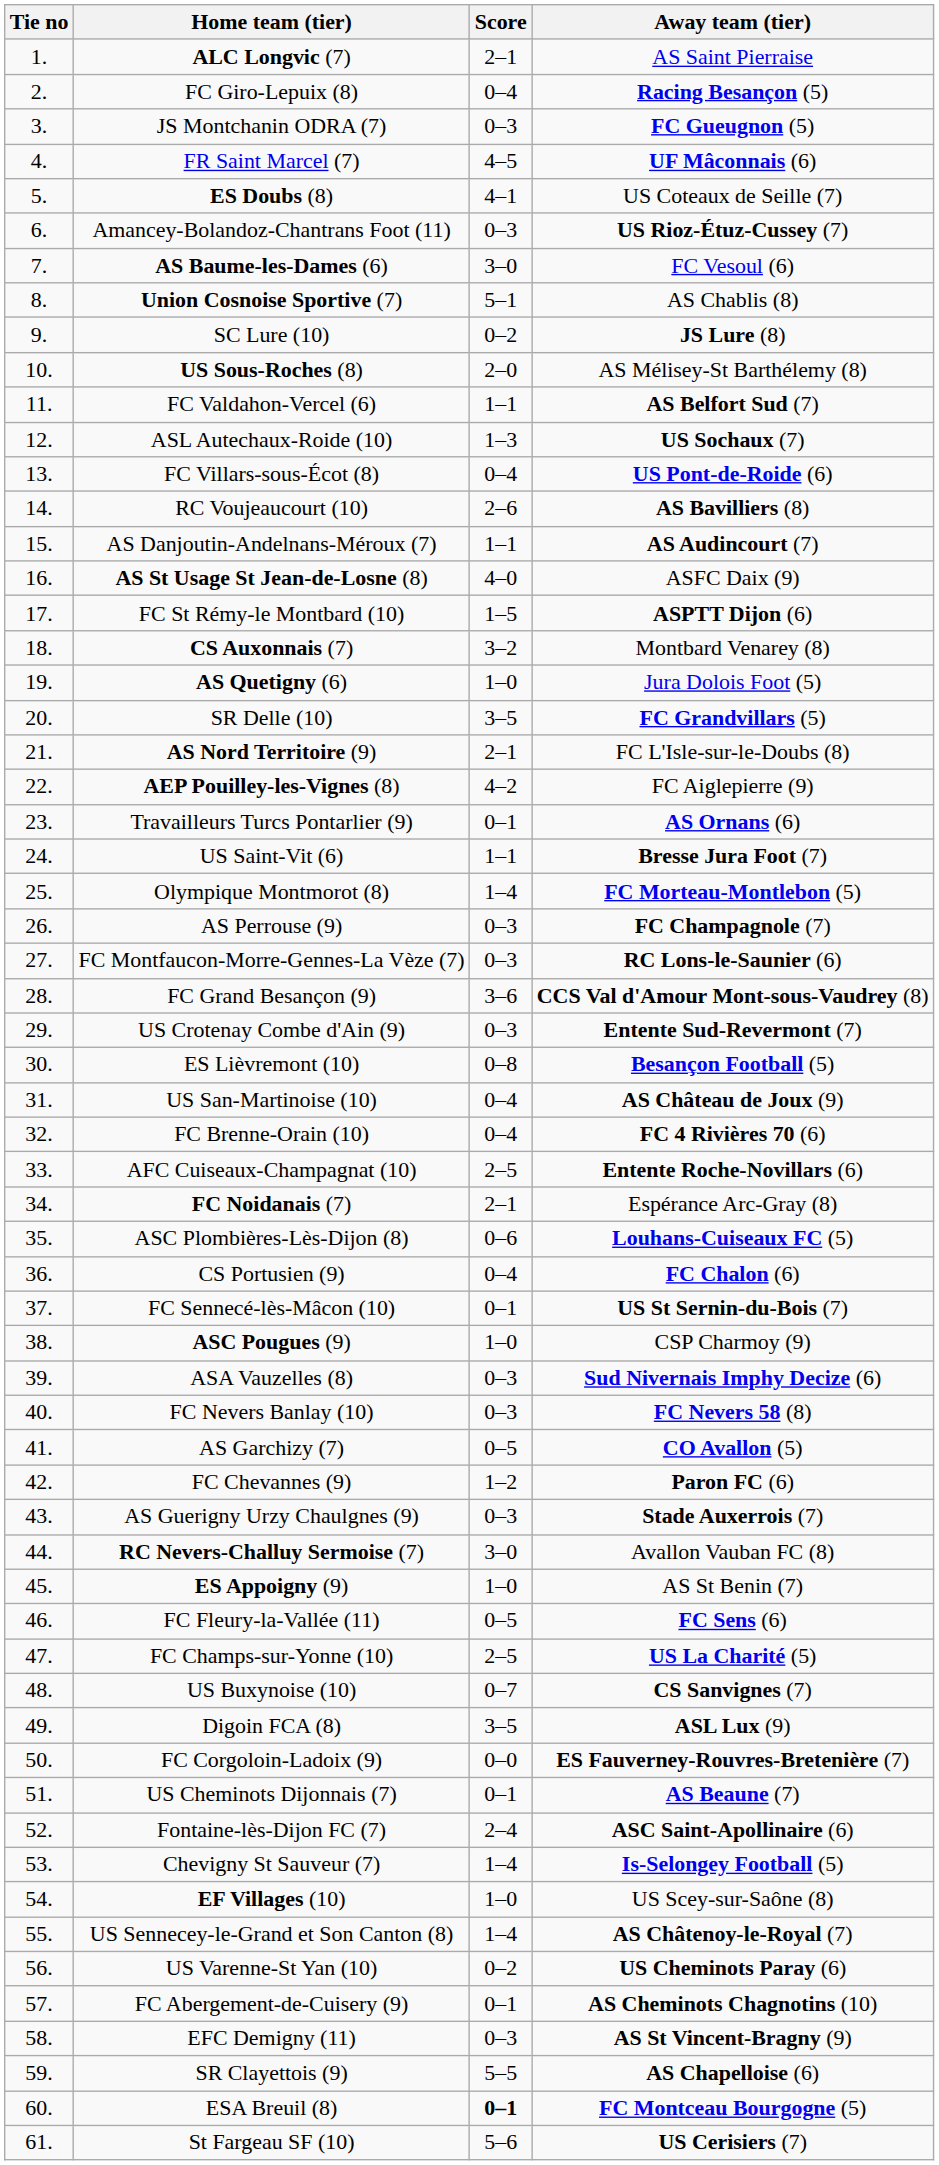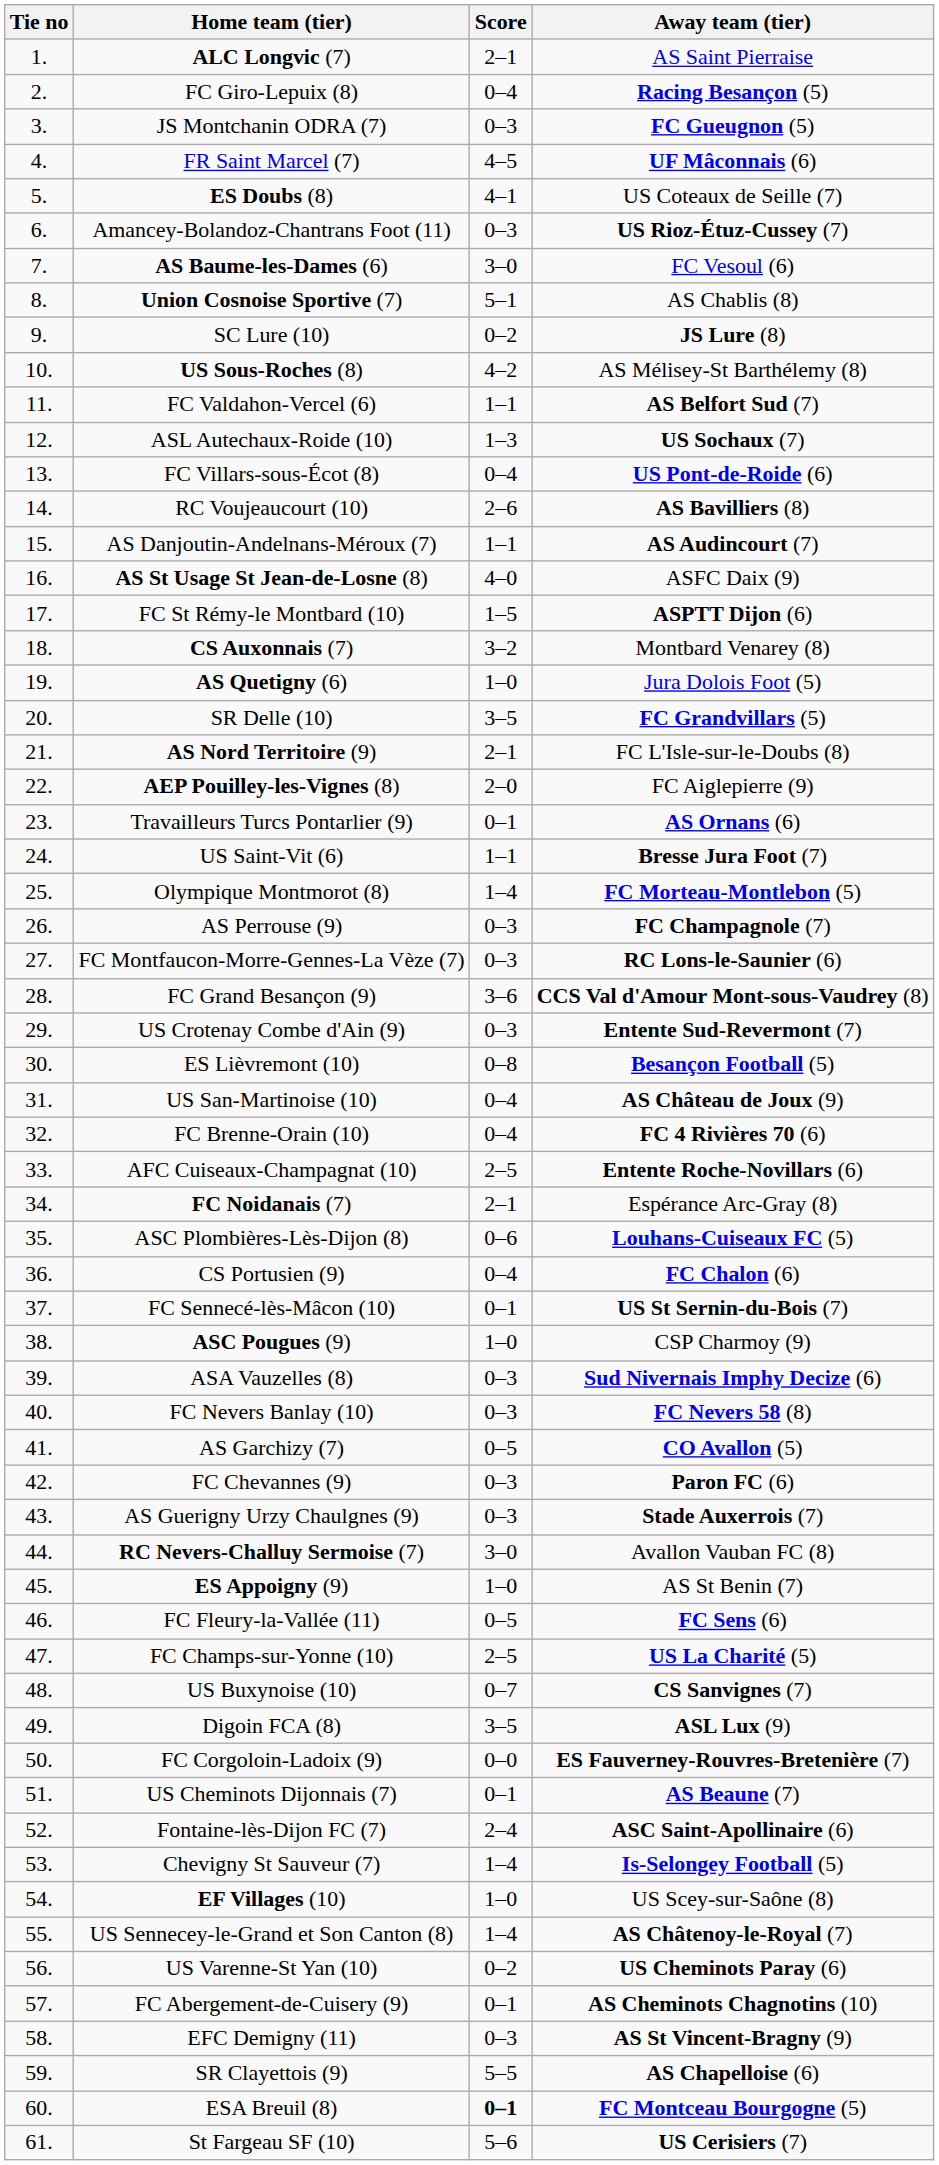(501, 369) 2–0 -> (501, 369) 4–2
(501, 786) 4–2 -> (501, 786) 2–0
(501, 1481) 1–2 -> (501, 1481) 0–3
